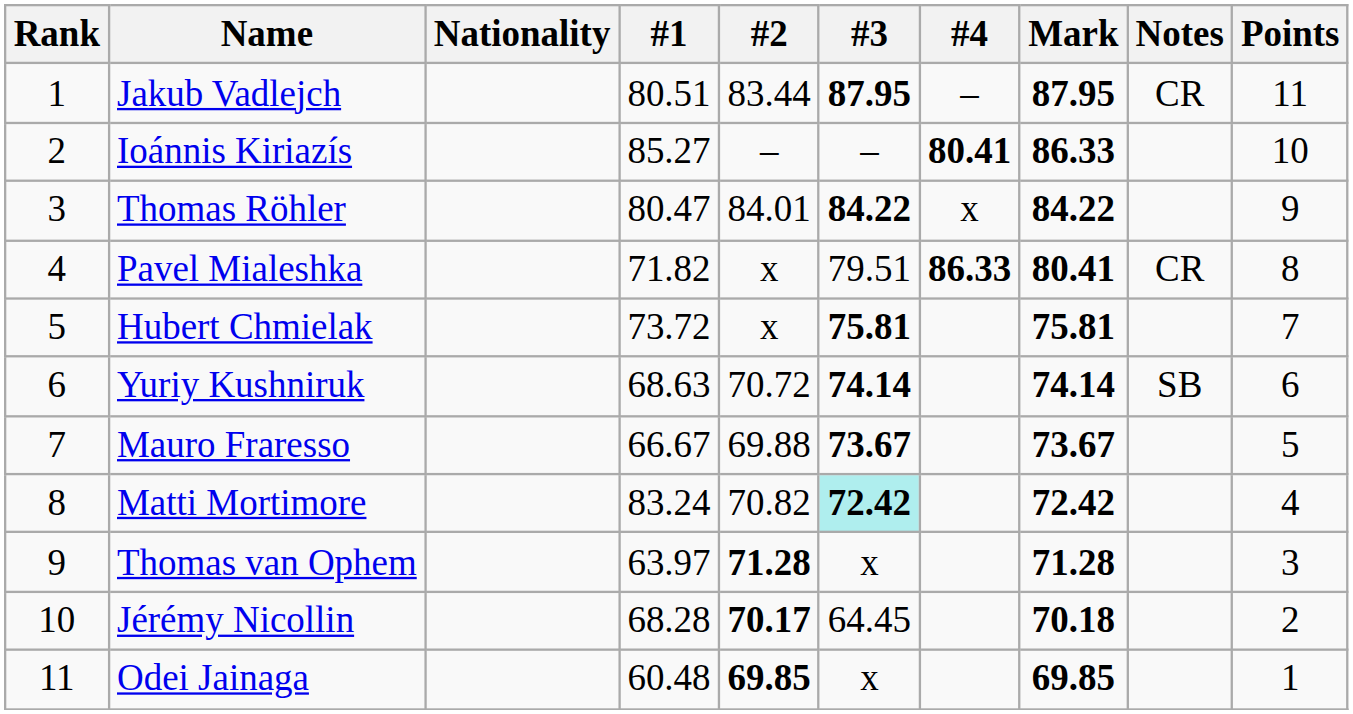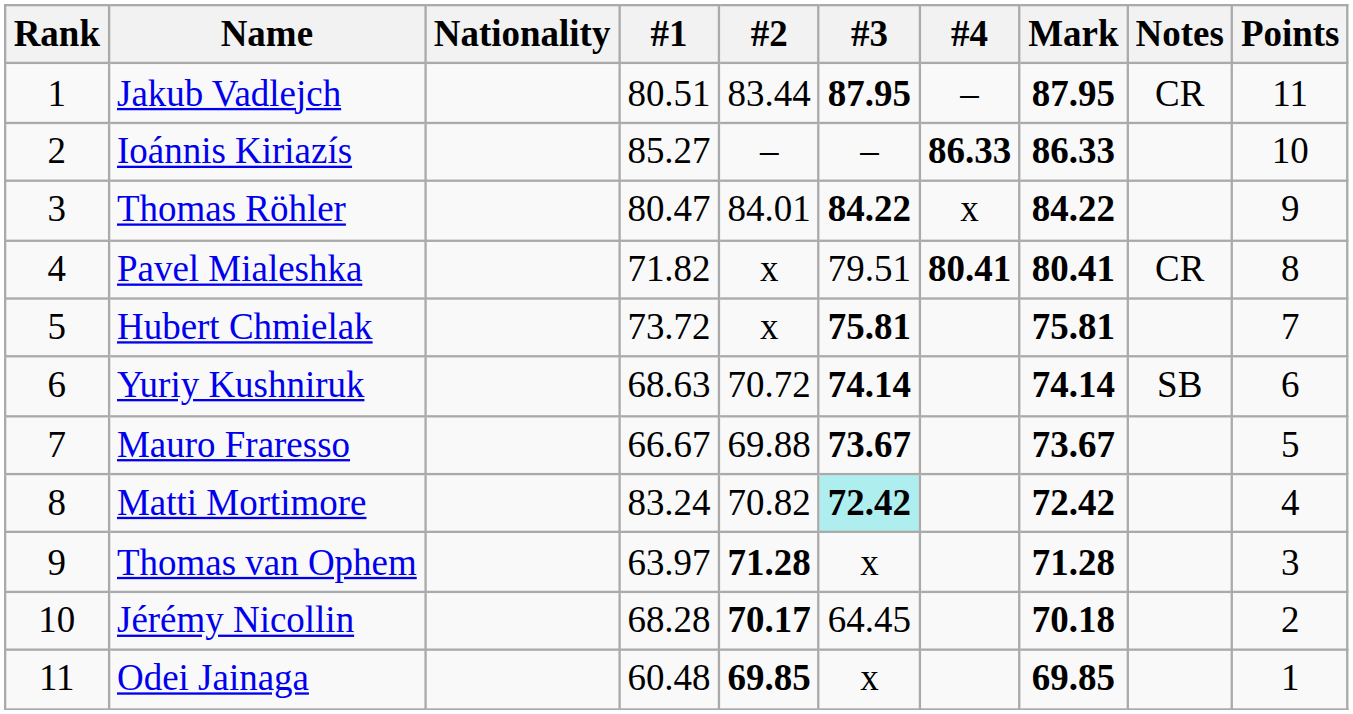(970, 151) 80.41 -> (970, 151) 86.33
(970, 268) 86.33 -> (970, 268) 80.41
